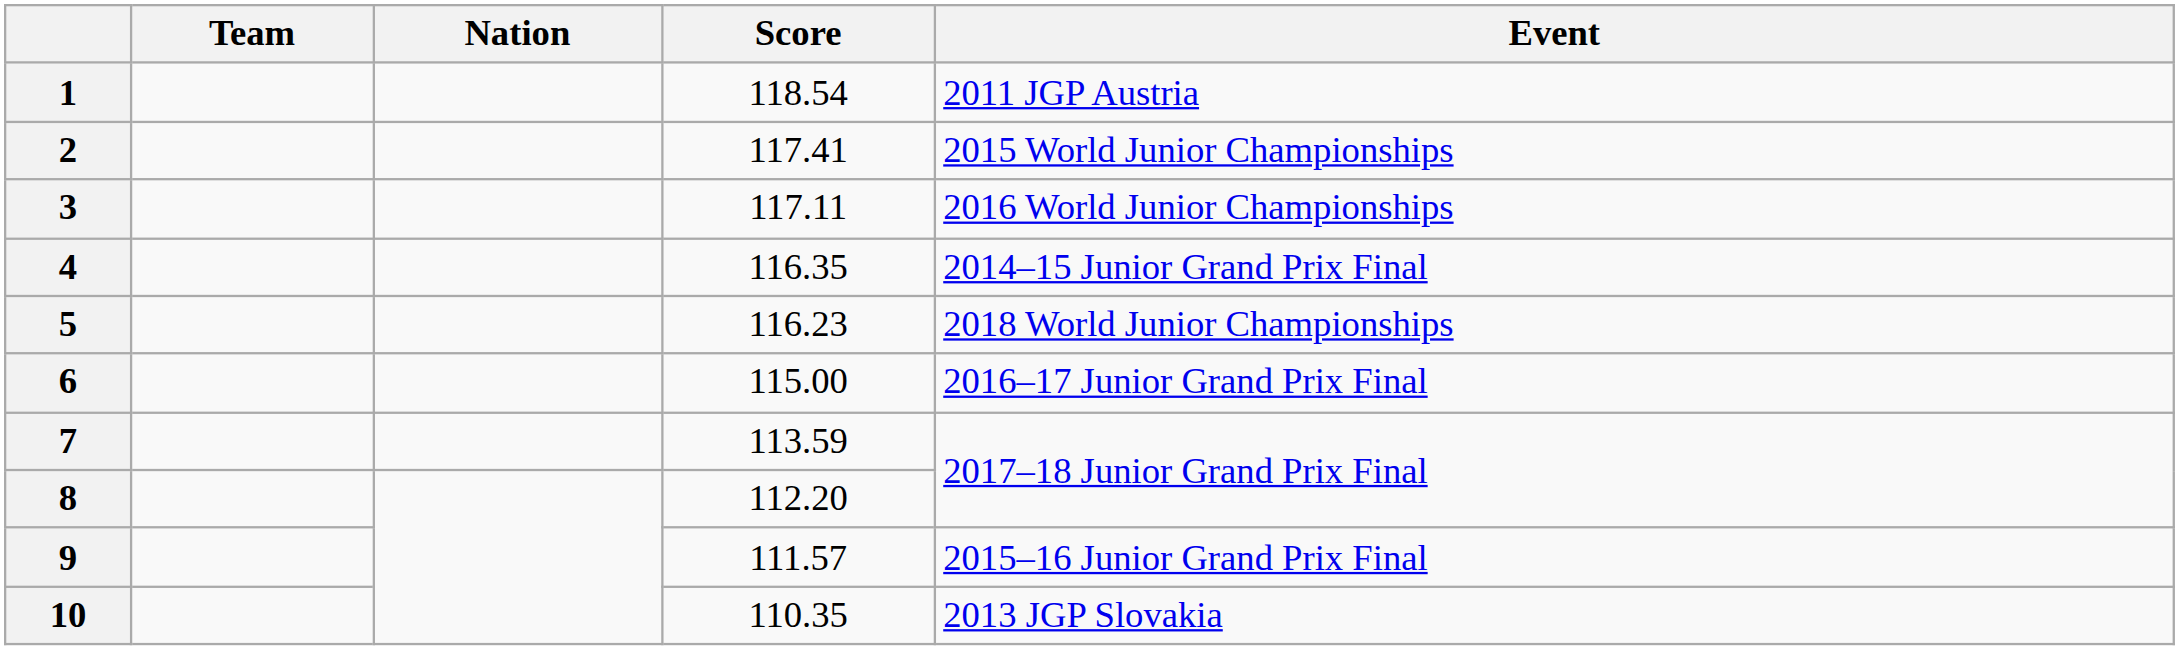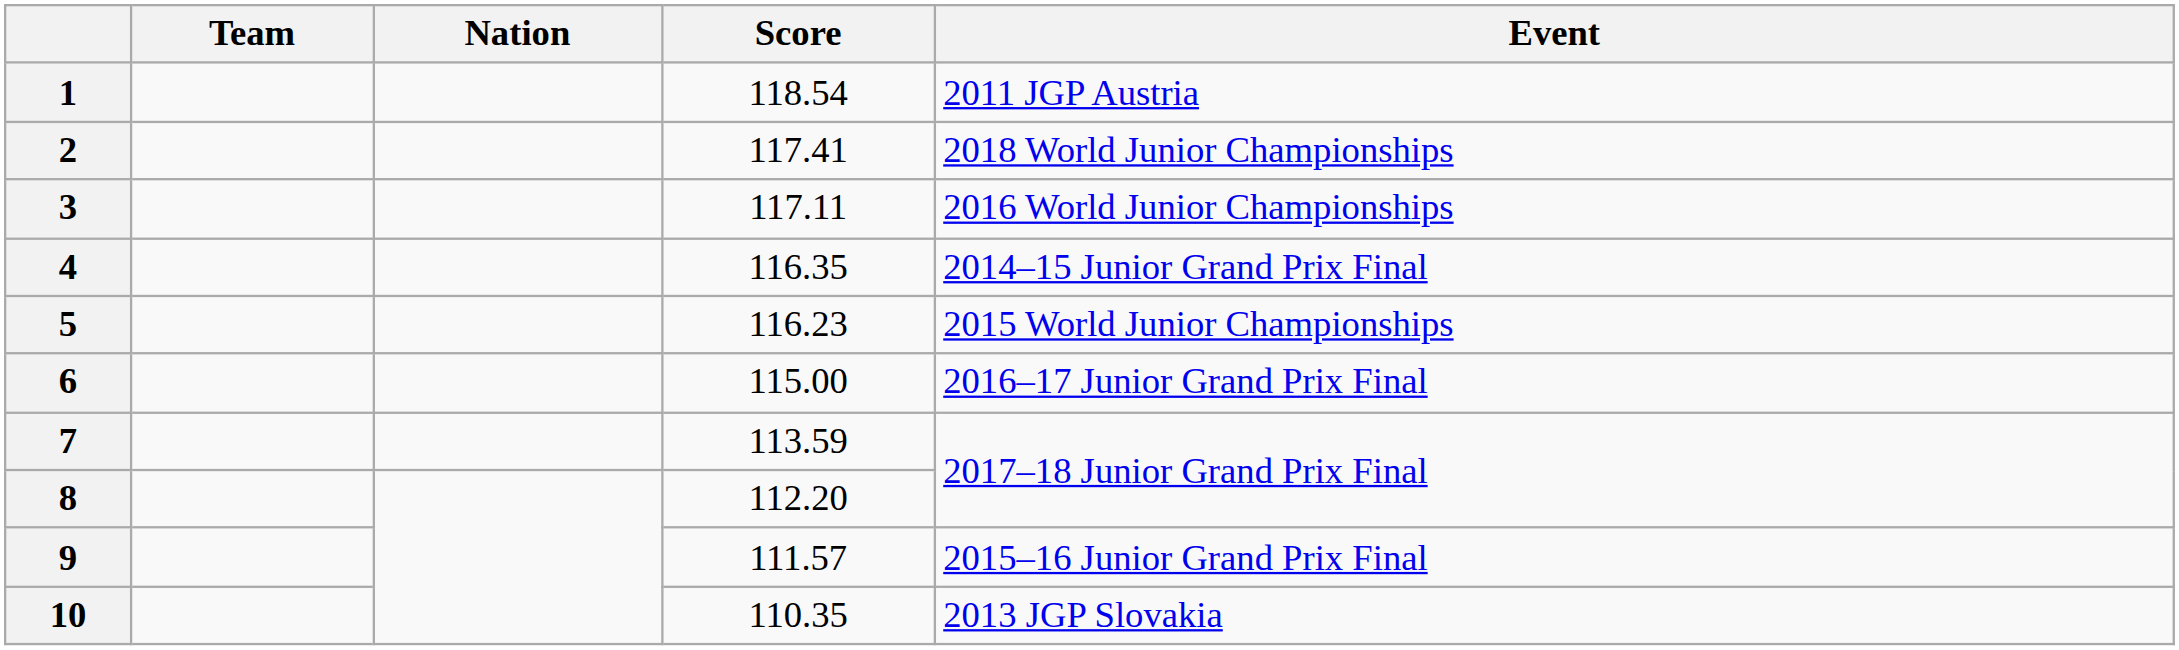(1198, 149) 2015 World Junior Championships -> (1198, 149) 2018 World Junior Championships
(1198, 324) 2018 World Junior Championships -> (1198, 324) 2015 World Junior Championships
